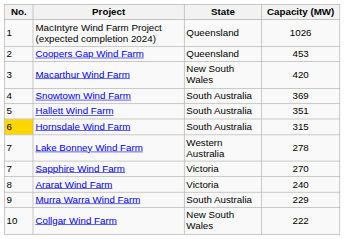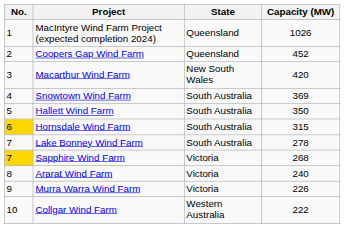(301, 54) 453 -> (301, 54) 452
(301, 111) 351 -> (301, 111) 350
(205, 148) Western Australia -> (219, 142) South Australia
(9, 169) no background -> (9, 158) gold background
(301, 169) 270 -> (301, 158) 268
(219, 199) South Australia -> (203, 188) Victoria
(301, 199) 229 -> (301, 188) 226
(210, 220) New South Wales -> (205, 209) Western Australia
